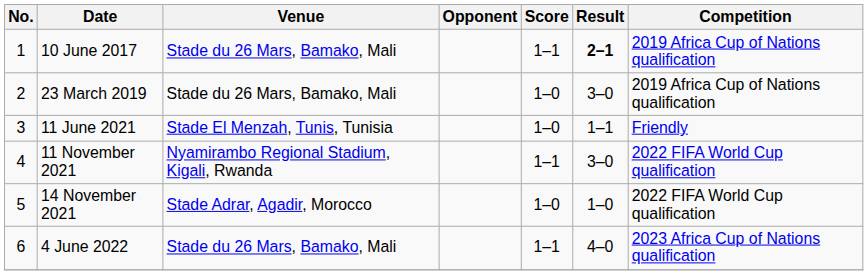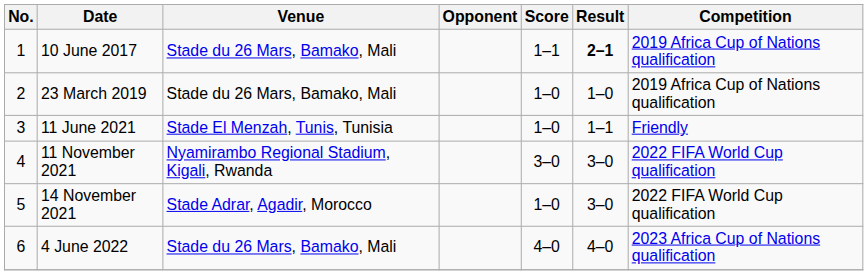(600, 94) 3–0 -> (600, 94) 1–0
(547, 162) 1–1 -> (547, 162) 3–0
(600, 205) 1–0 -> (600, 205) 3–0
(547, 247) 1–1 -> (547, 247) 4–0
